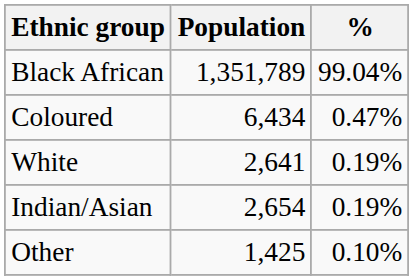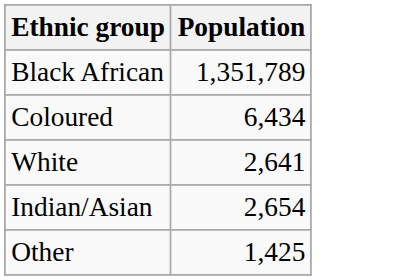- column: (360, 27)
